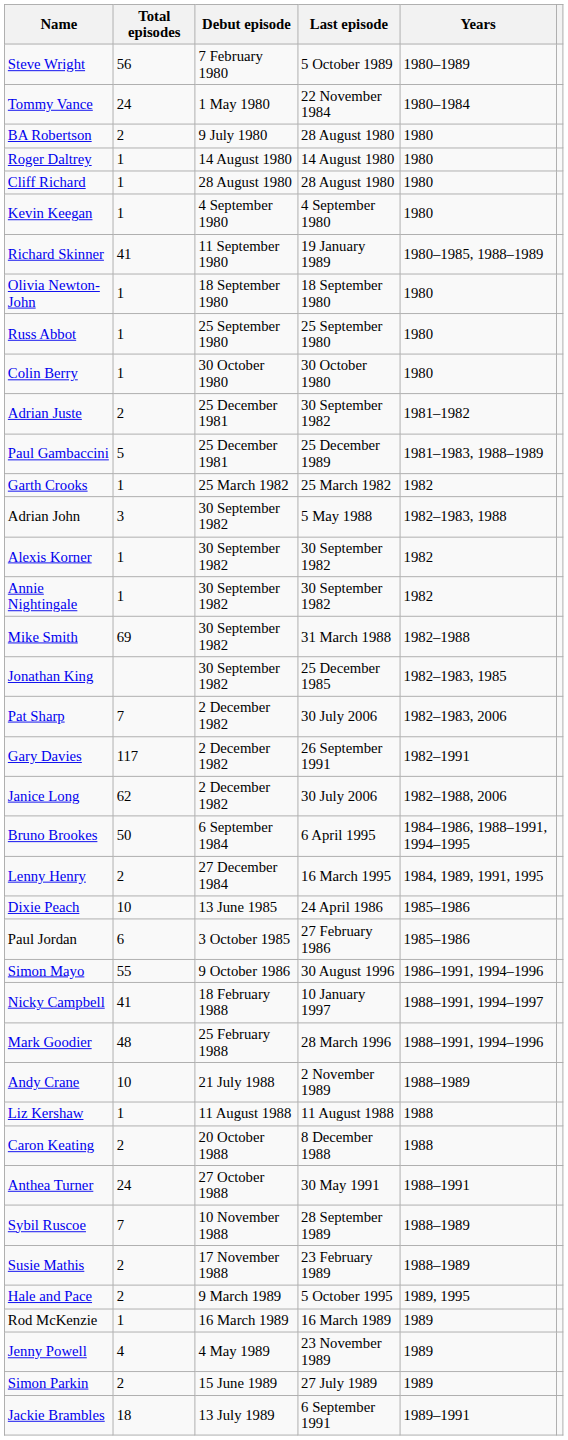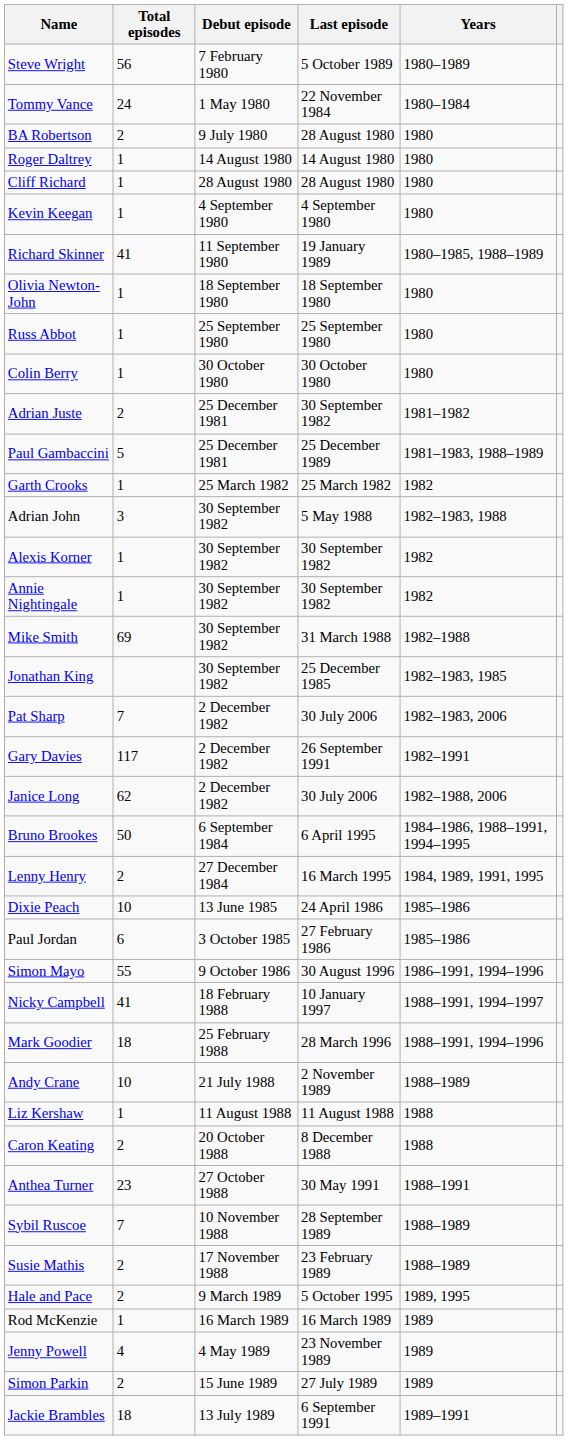(124, 1042) 48 -> (124, 1042) 18
(124, 1185) 24 -> (124, 1185) 23
